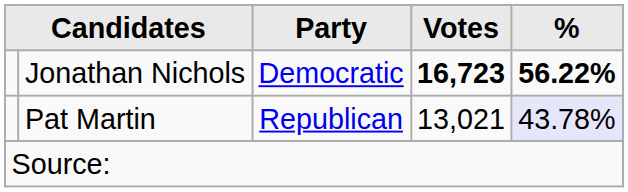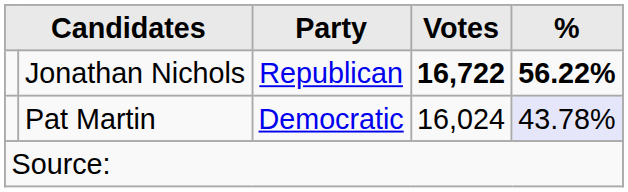(331, 73) Democratic -> (331, 73) Republican
(461, 73) 16,723 -> (461, 73) 16,722
(331, 119) Republican -> (331, 119) Democratic
(461, 119) 13,021 -> (461, 119) 16,024
